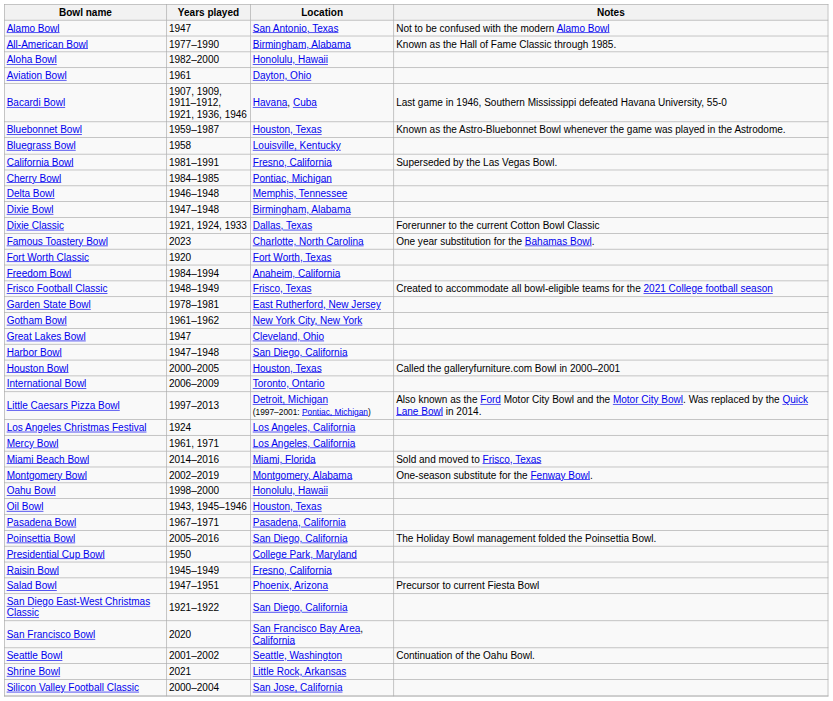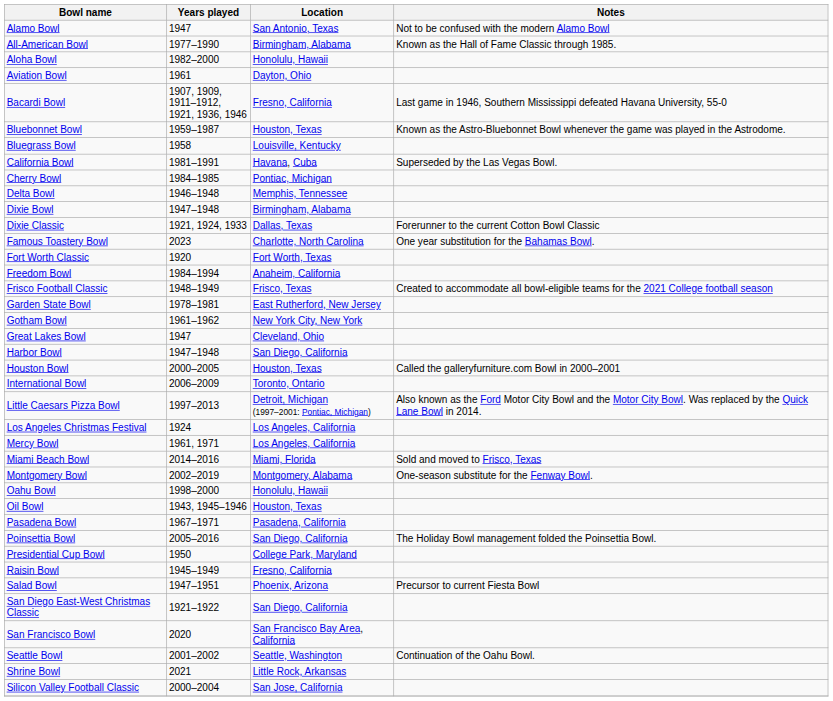(285, 103) Havana, Cuba -> (292, 103) Fresno, California
(292, 162) Fresno, California -> (285, 162) Havana, Cuba
